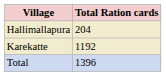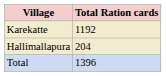rows swapped: (27, 46) <-> (38, 29)
